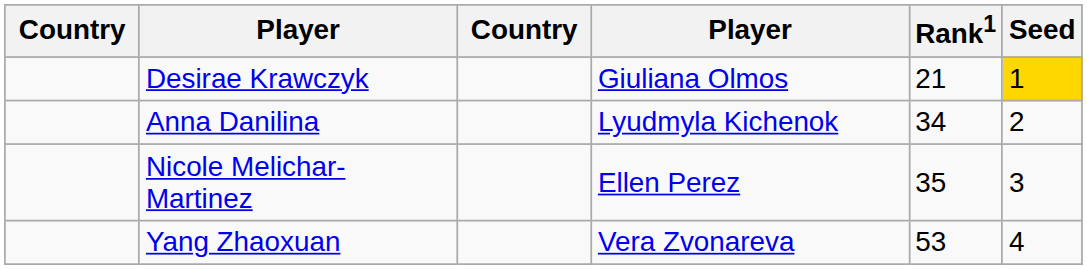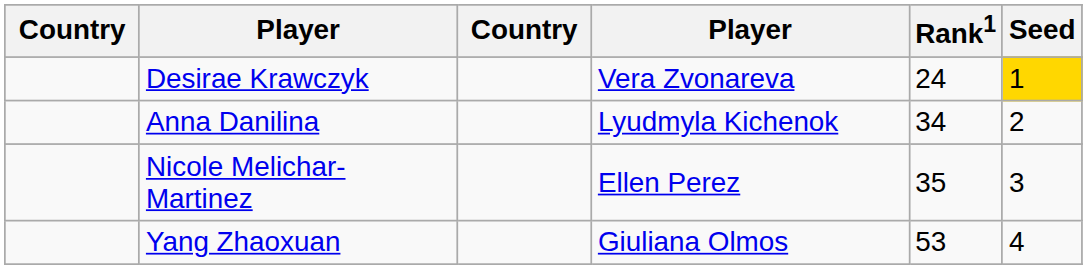(693, 78) Giuliana Olmos -> (696, 78) Vera Zvonareva
(931, 78) 21 -> (931, 78) 24
(696, 242) Vera Zvonareva -> (693, 242) Giuliana Olmos
